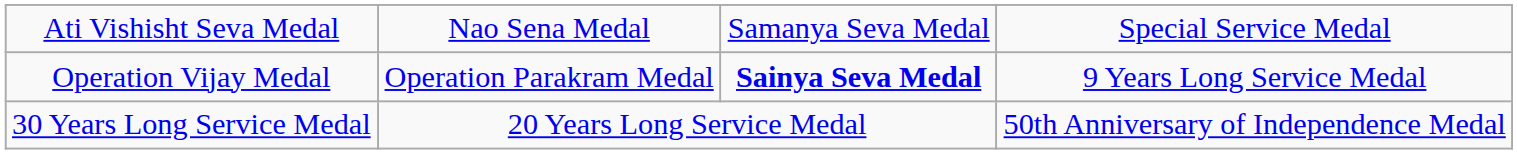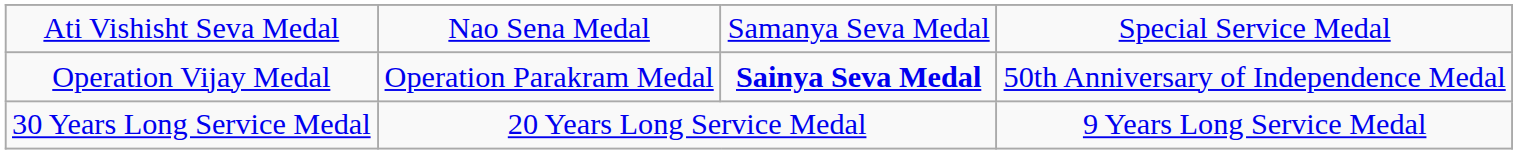(1255, 76) 9 Years Long Service Medal -> (1255, 76) 50th Anniversary of Independence Medal
(1255, 124) 50th Anniversary of Independence Medal -> (1255, 124) 9 Years Long Service Medal
